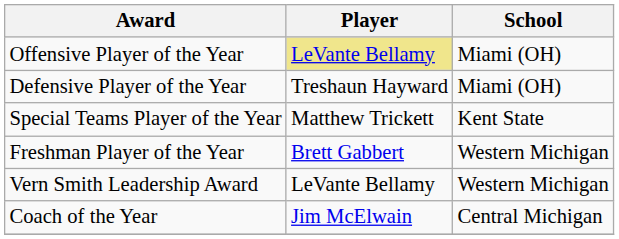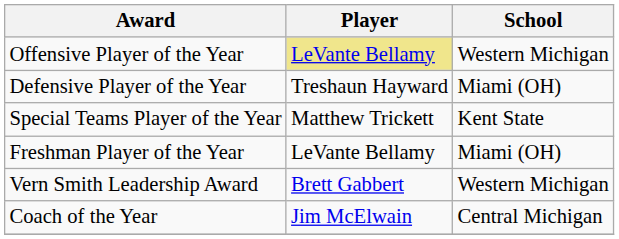(509, 53) Miami (OH) -> (533, 53) Western Michigan
(348, 151) Brett Gabbert -> (363, 151) LeVante Bellamy
(533, 151) Western Michigan -> (509, 151) Miami (OH)
(363, 184) LeVante Bellamy -> (348, 184) Brett Gabbert
